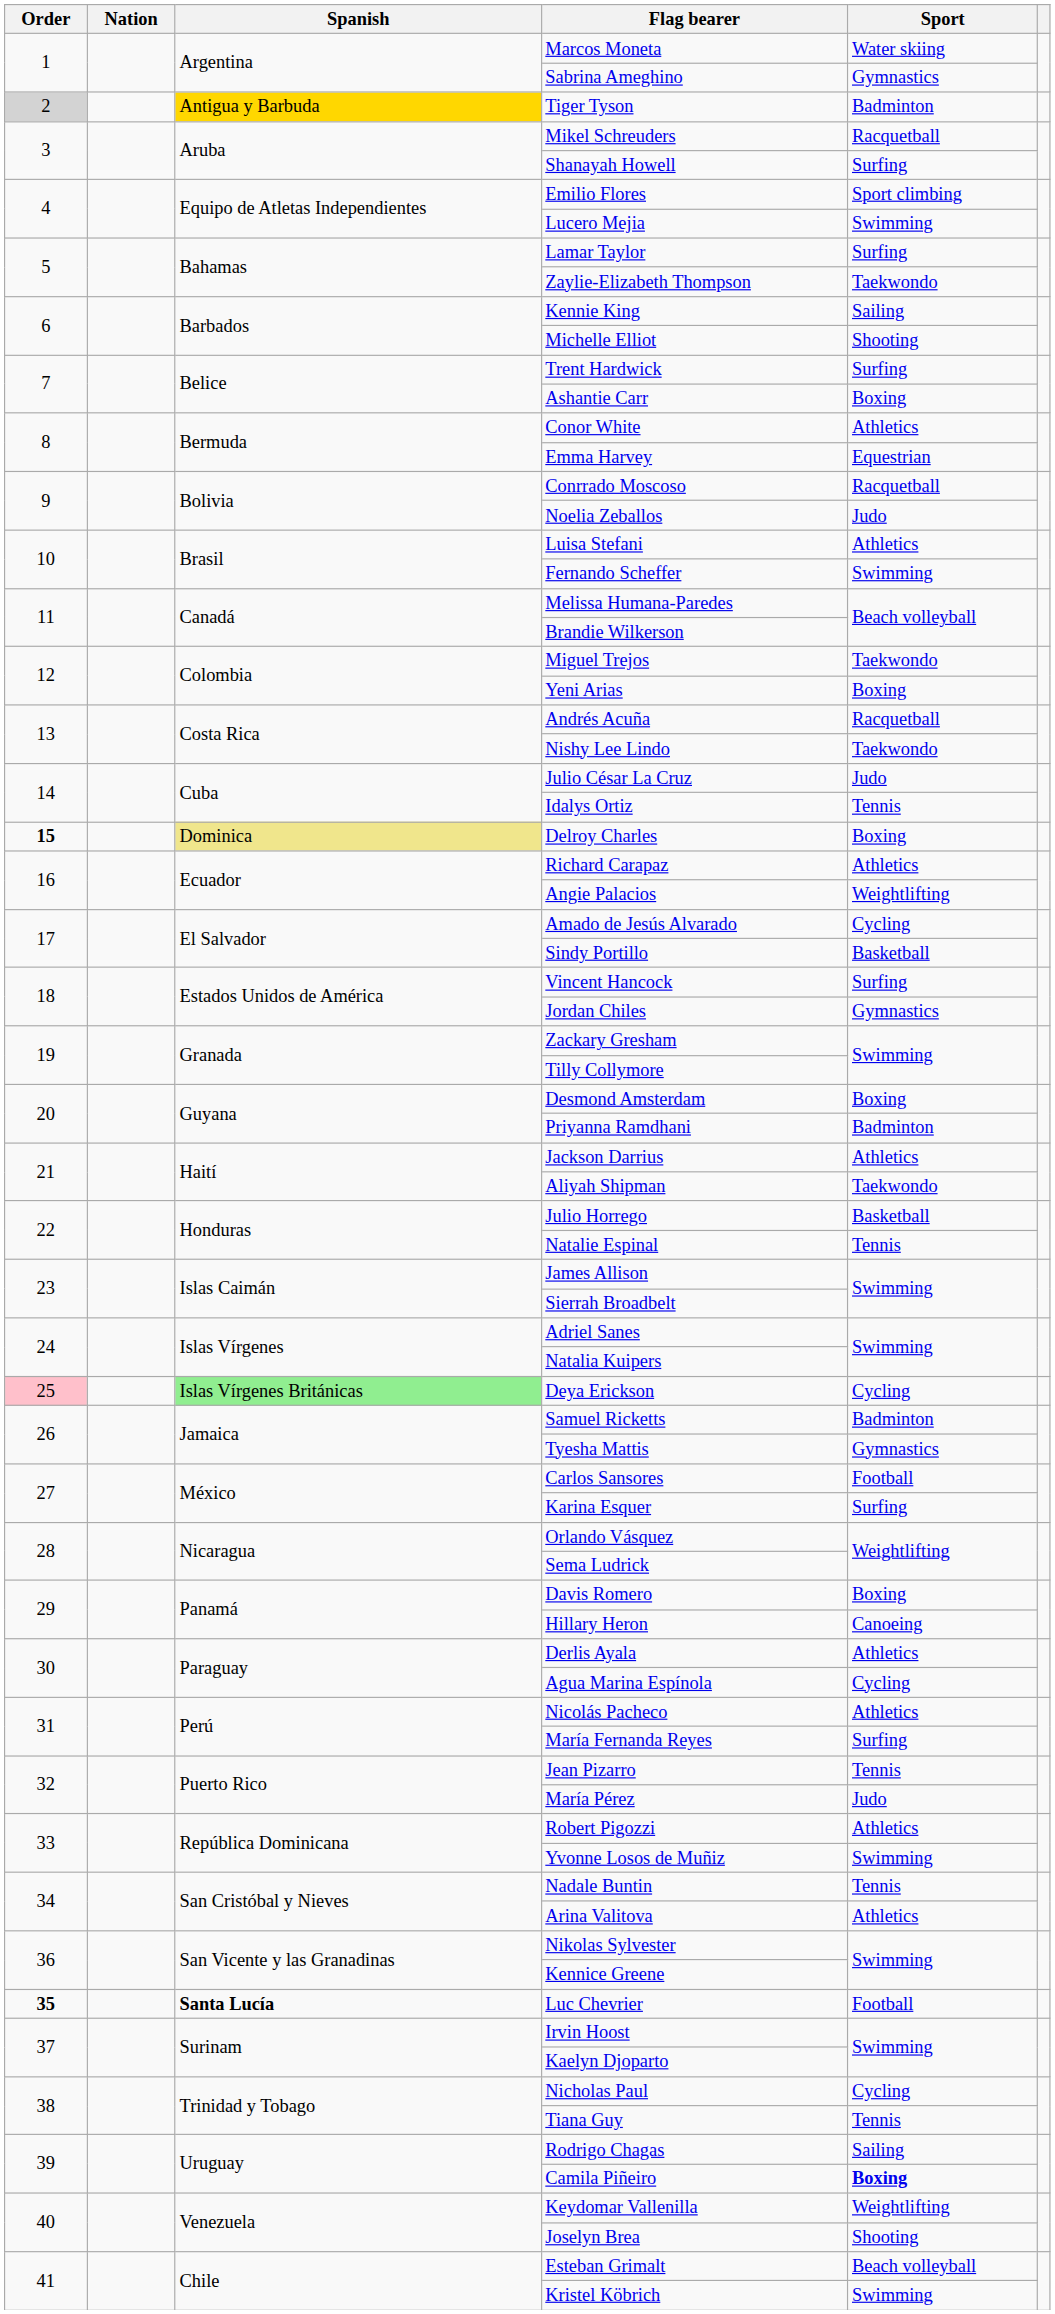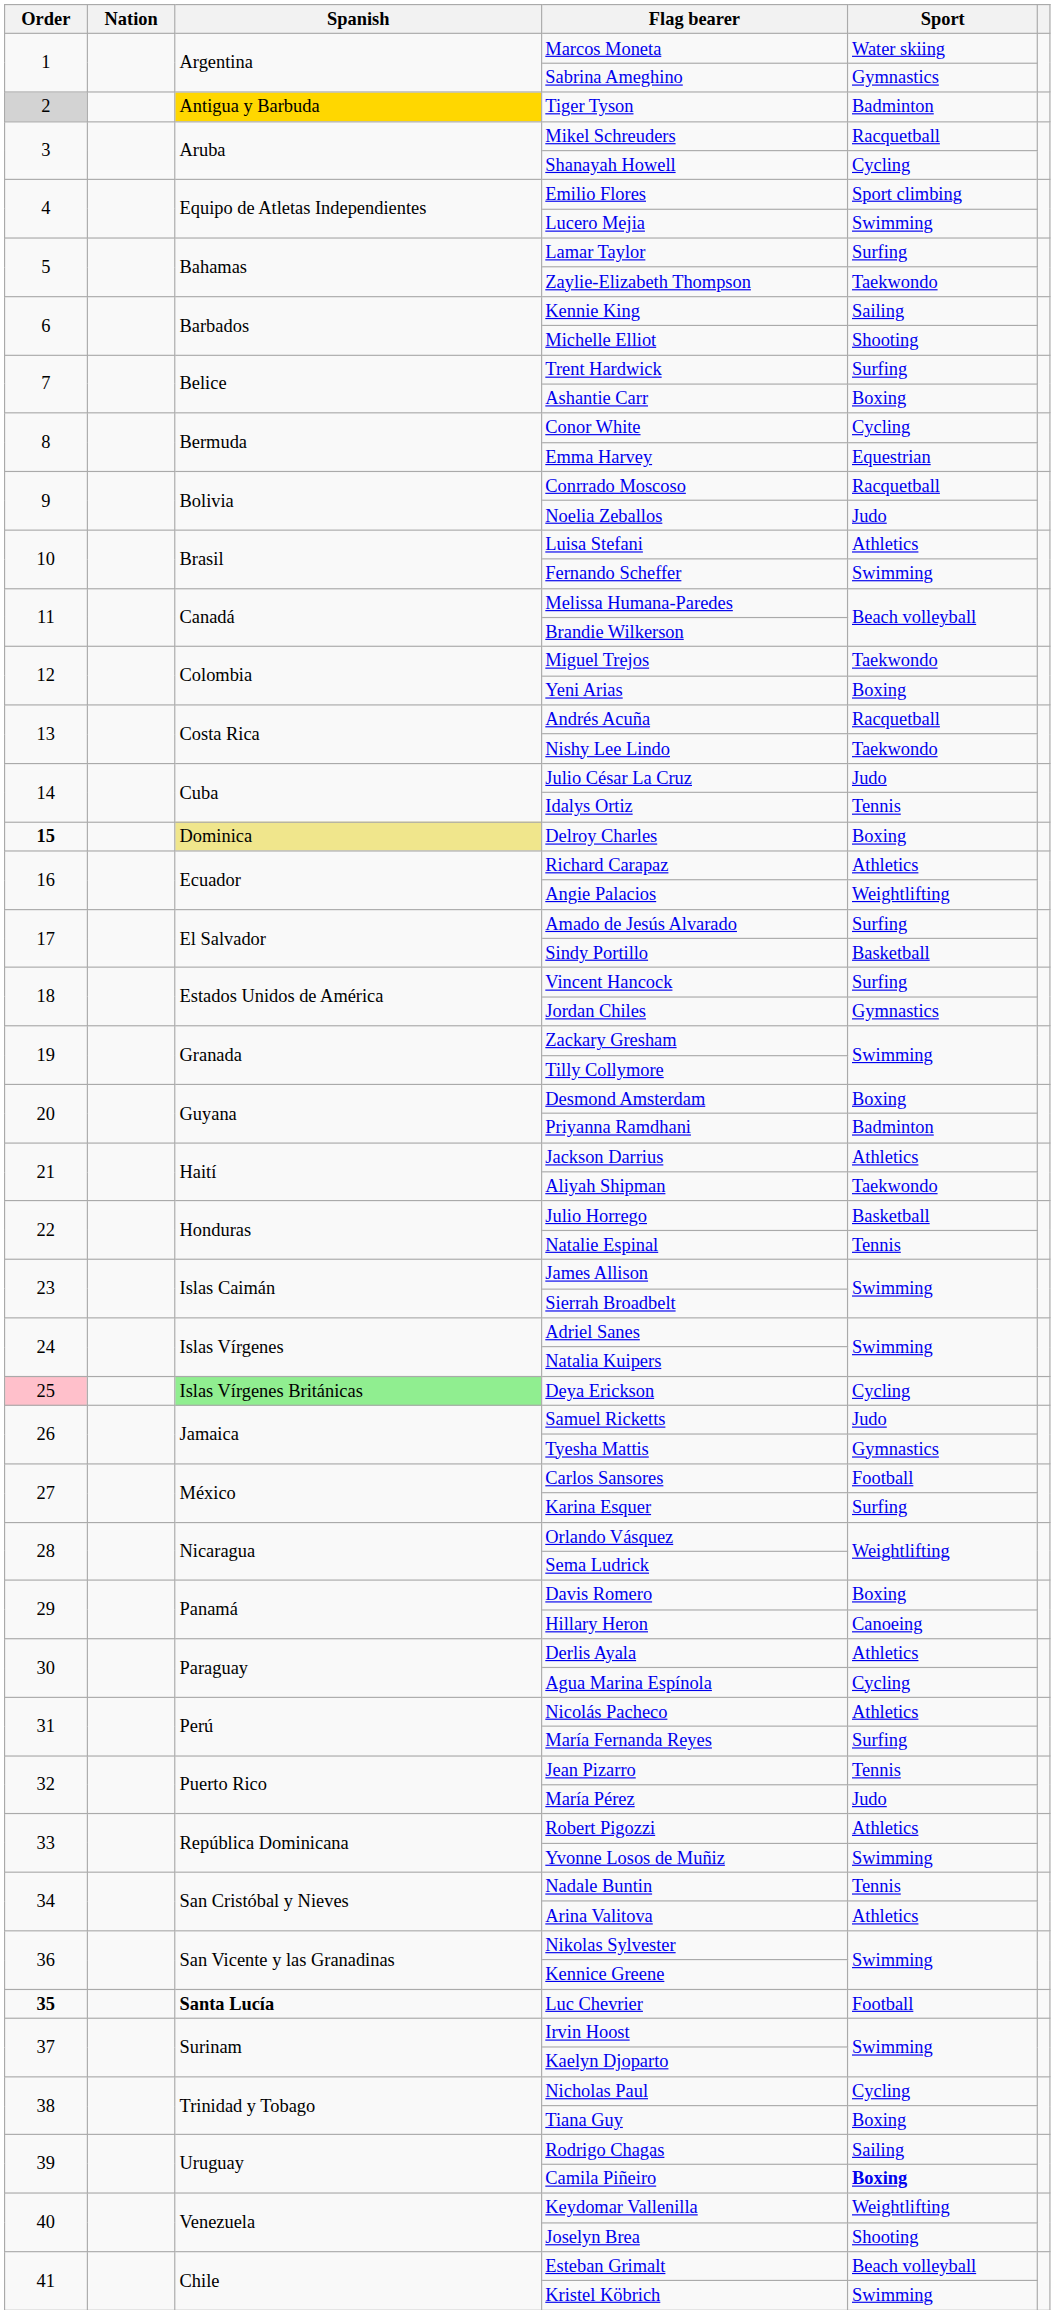(880, 164) Surfing -> (881, 164) Cycling
(885, 427) Athletics -> (881, 427) Cycling
(881, 923) Cycling -> (880, 923) Surfing
(893, 1419) Badminton -> (869, 1419) Judo
(876, 2120) Tennis -> (879, 2120) Boxing
